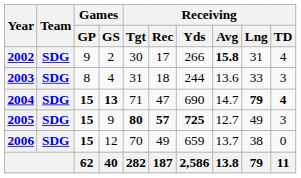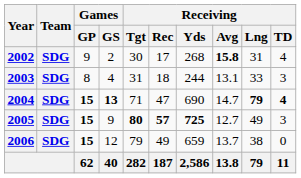(194, 57) 266 -> (194, 57) 268
(227, 78) 13.6 -> (227, 78) 13.1
(136, 141) 70 -> (136, 141) 79
